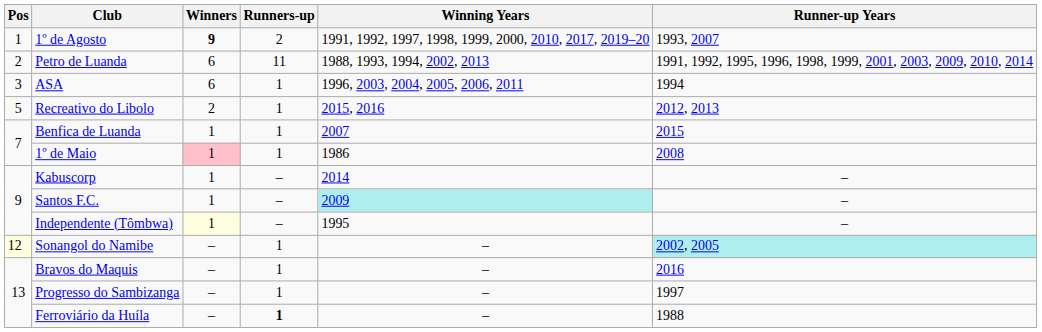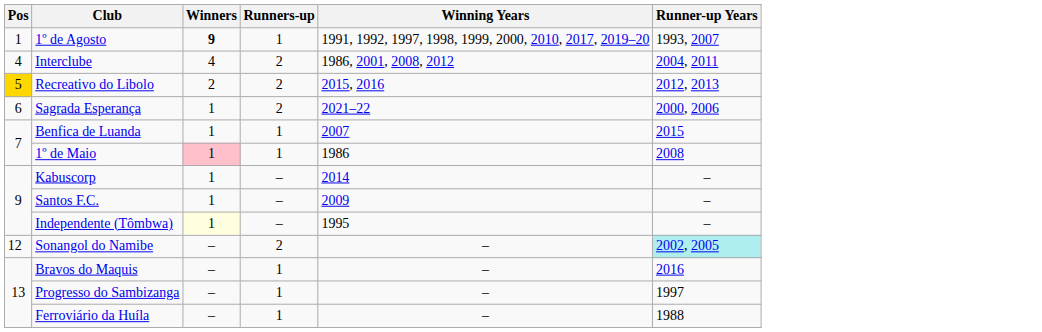(279, 39) 2 -> (279, 39) 1
- row: (81, 62)
- row: (49, 85)
+ row: (64, 62)
(18, 108) no background -> (18, 85) gold background
(279, 108) 1 -> (279, 85) 2
+ row: (88, 108)
(335, 200) paleturquoise background -> (335, 200) no background
(15, 246) lightyellow background -> (15, 246) no background
(279, 246) 1 -> (279, 246) 2
(279, 315) bold -> (279, 315) normal
